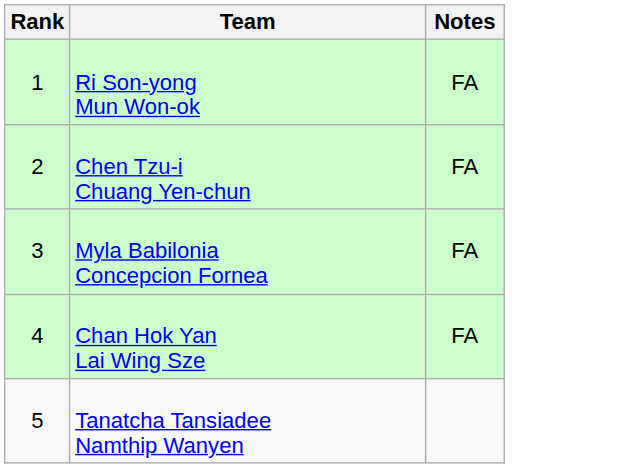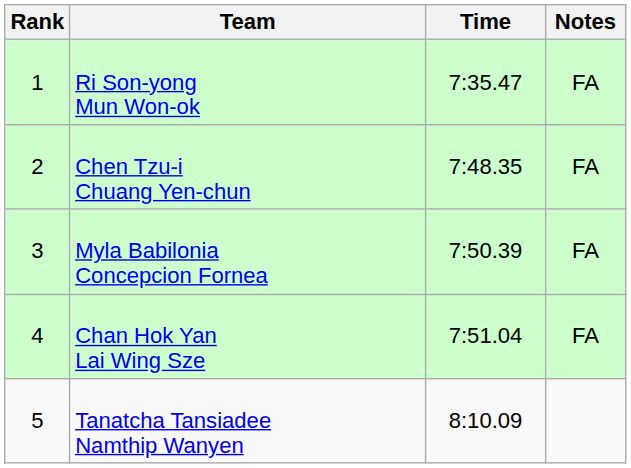+ column: (486, 22)
